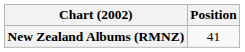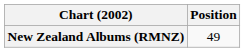(213, 36) 41 -> (213, 36) 49
